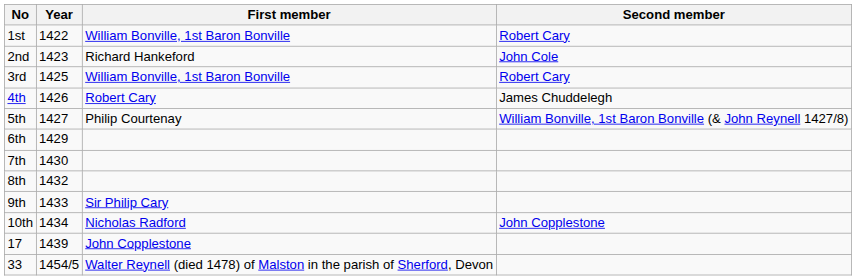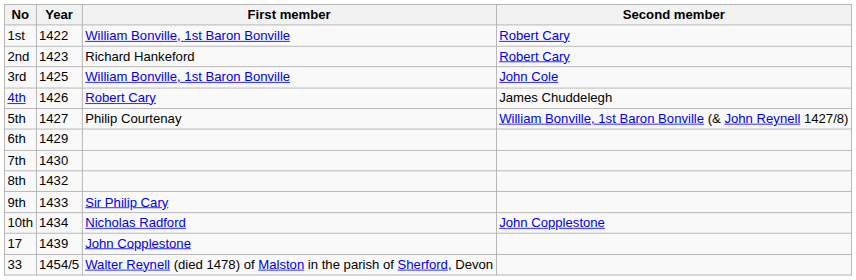(529, 56) John Cole -> (535, 56) Robert Cary
(535, 77) Robert Cary -> (529, 77) John Cole
